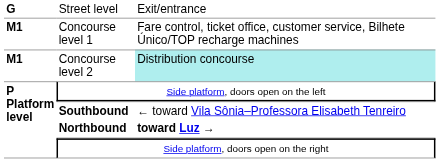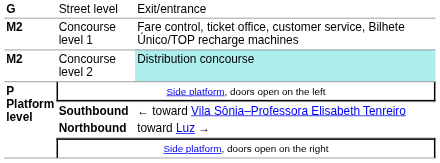(14, 27) M1 -> (14, 27) M2
(14, 59) M1 -> (14, 59) M2
(176, 128) bold -> (174, 128) normal
